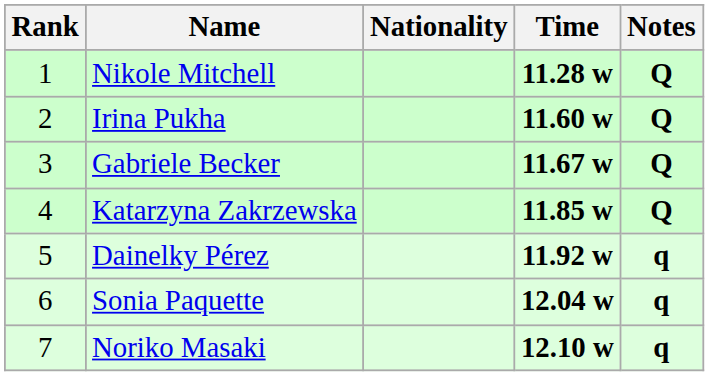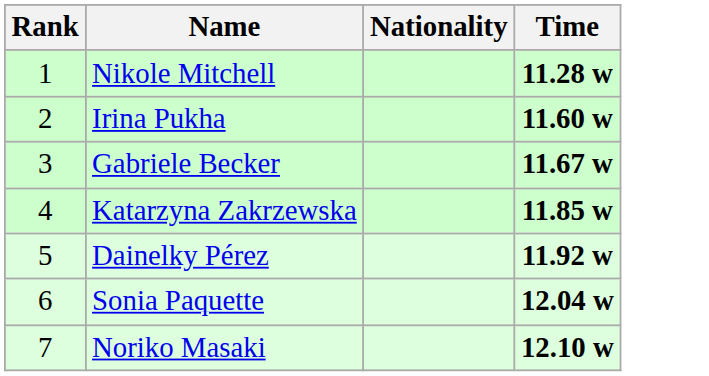- column: (661, 27)
